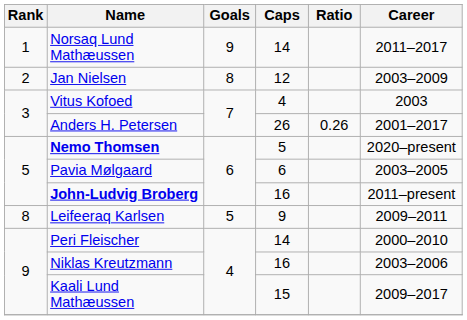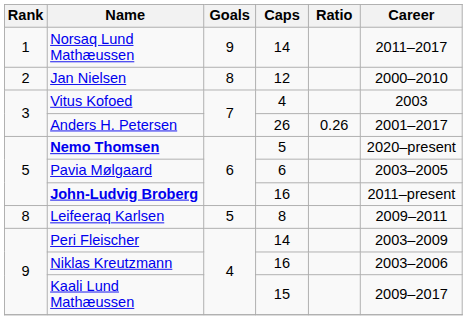(411, 78) 2003–2009 -> (411, 78) 2000–2010
(282, 217) 9 -> (282, 217) 8
(411, 240) 2000–2010 -> (411, 240) 2003–2009
